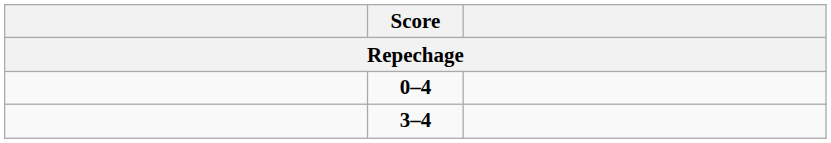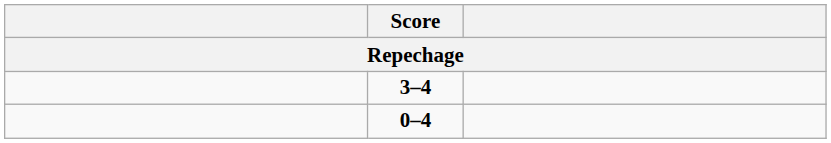rows swapped: (415, 87) <-> (415, 120)
